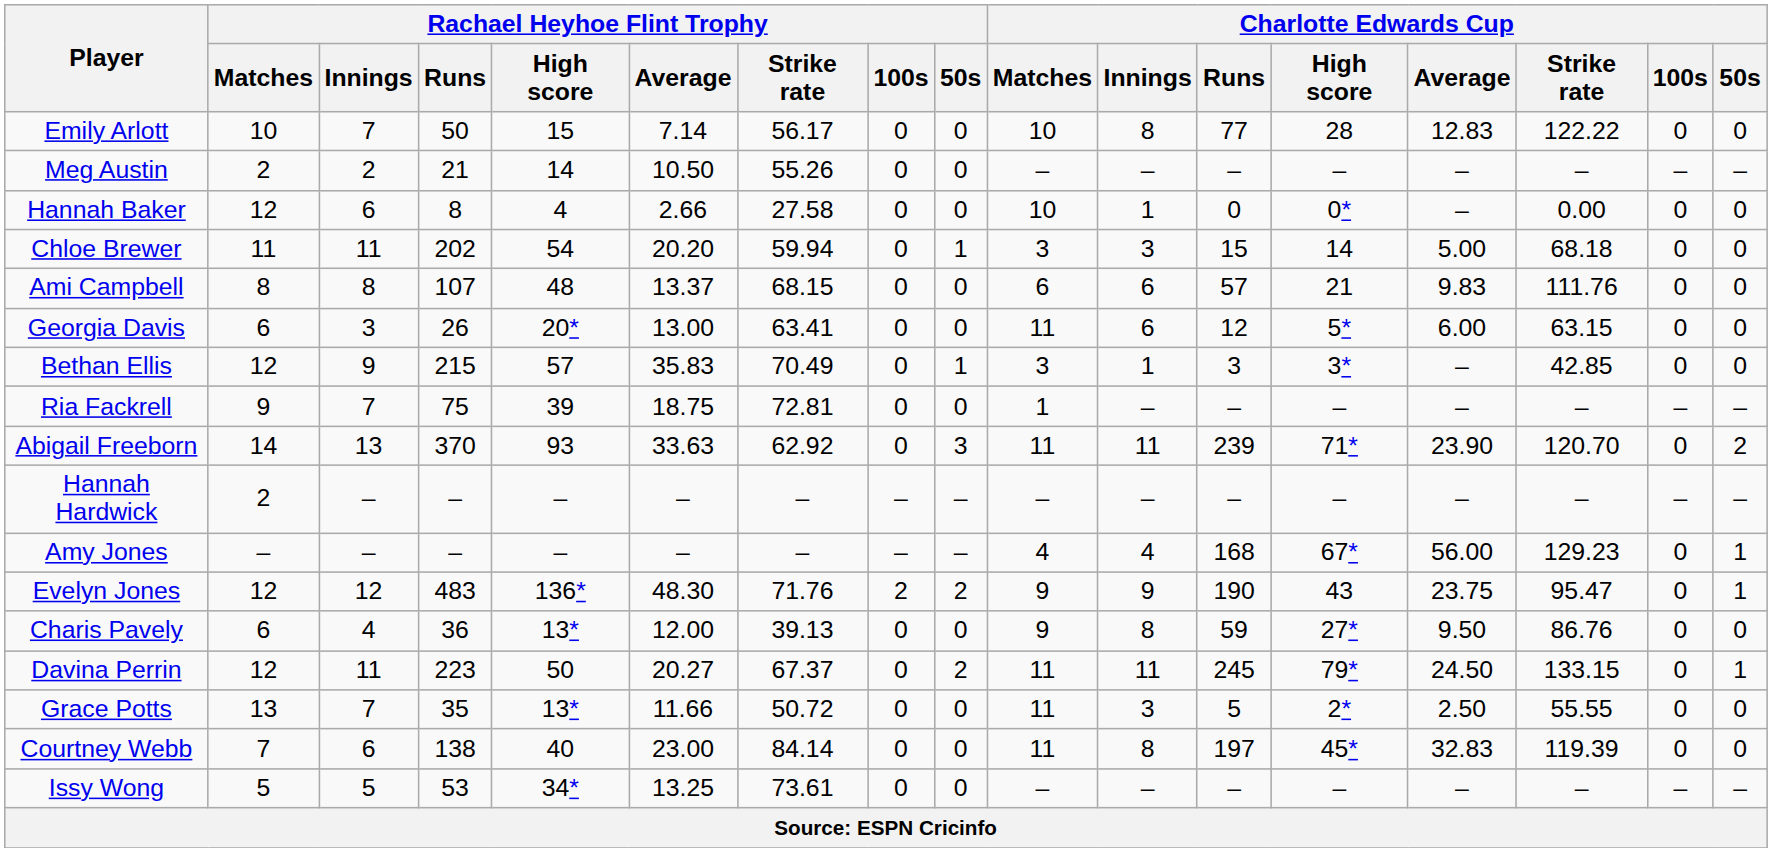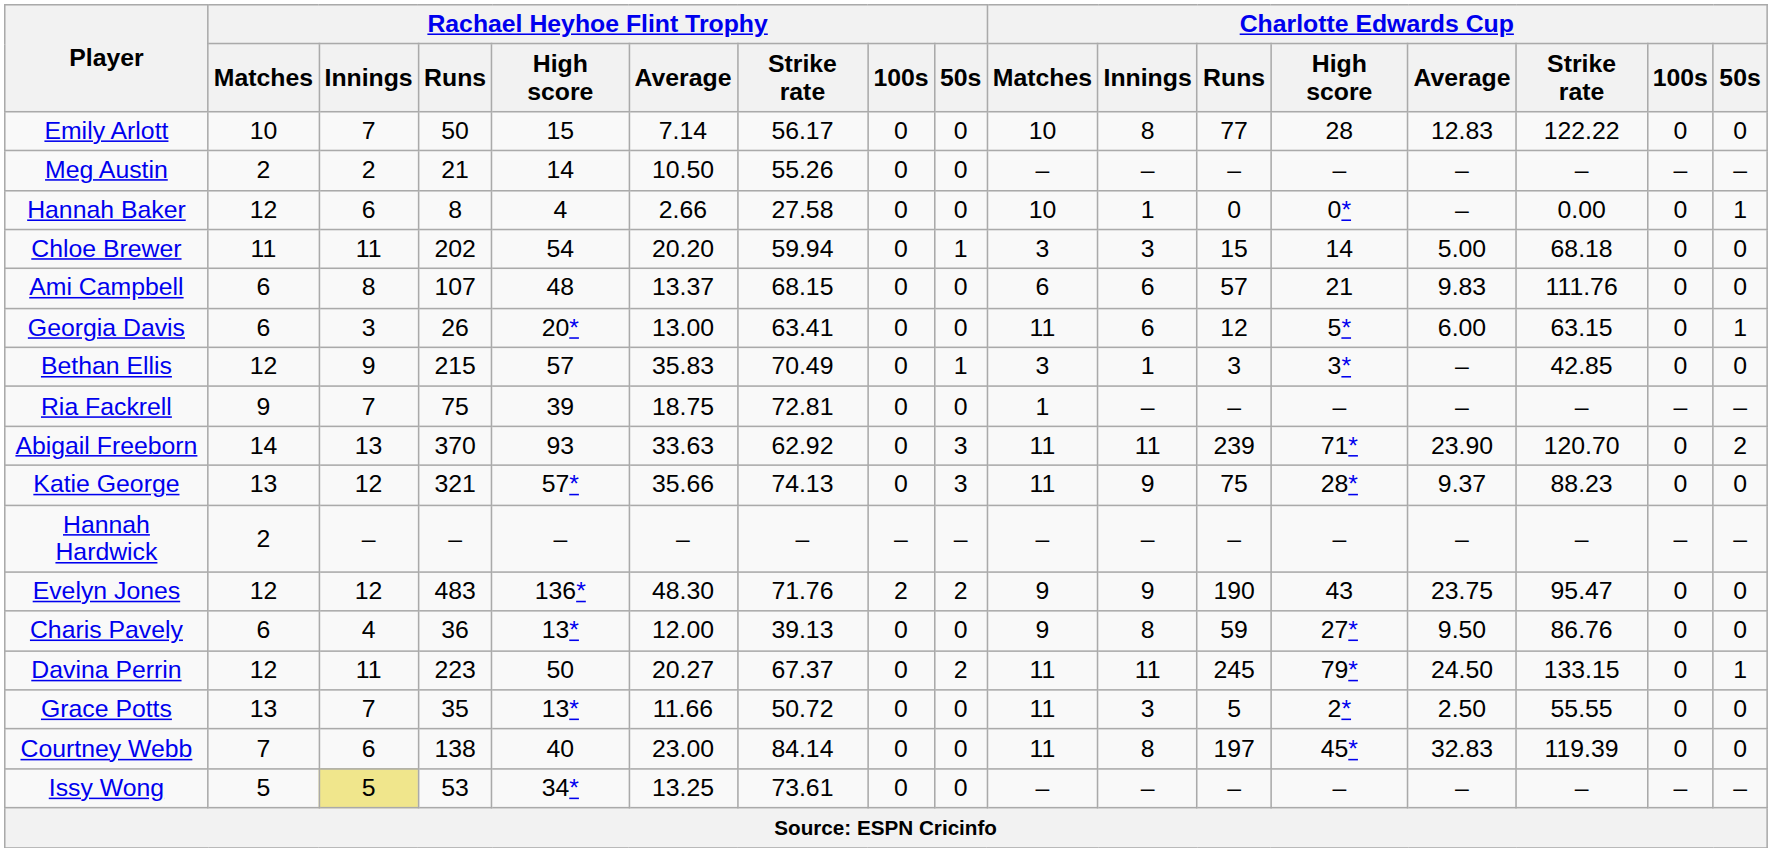(1740, 209) 0 -> (1740, 209) 1
(263, 288) 8 -> (263, 288) 6
(1740, 327) 0 -> (1740, 327) 1
+ row: (106, 484)
- row: (106, 551)
(1740, 591) 1 -> (1740, 591) 0
(369, 787) no background -> (369, 787) khaki background
